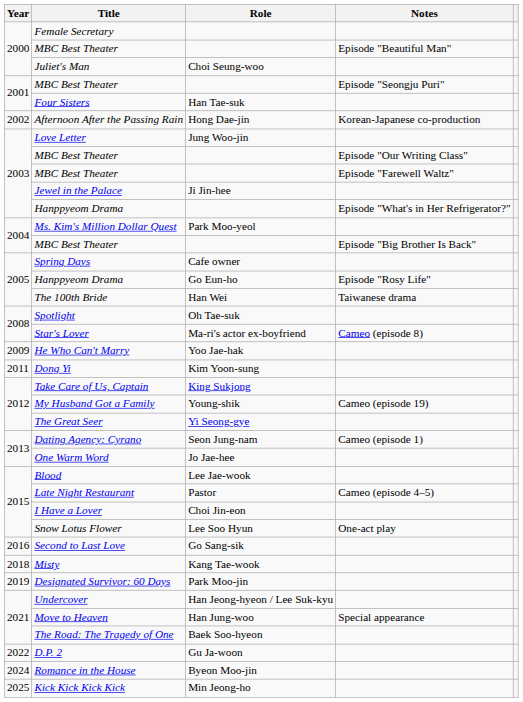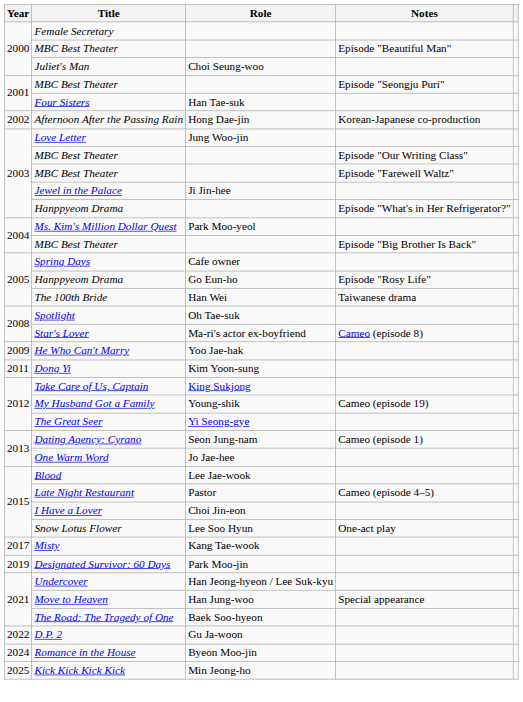- row: (80, 546)
(18, 564) 2018 -> (18, 546) 2017
